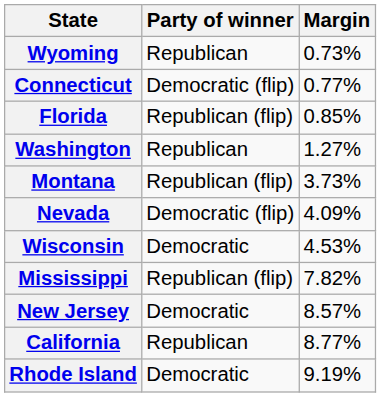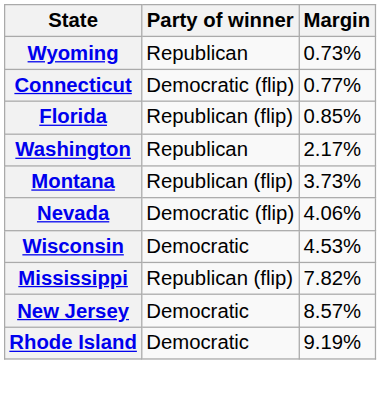(332, 149) 1.27% -> (332, 149) 2.17%
(332, 213) 4.09% -> (332, 213) 4.06%
- row: (73, 342)
